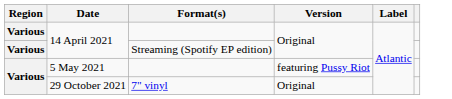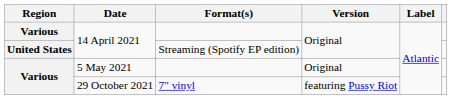(26, 49) Various -> (39, 49) United States
(324, 67) featuring Pussy Riot -> (323, 67) Original
(296, 85) Original -> (351, 85) featuring Pussy Riot
